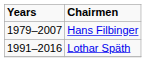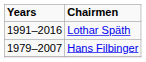rows swapped: (103, 30) <-> (99, 48)
